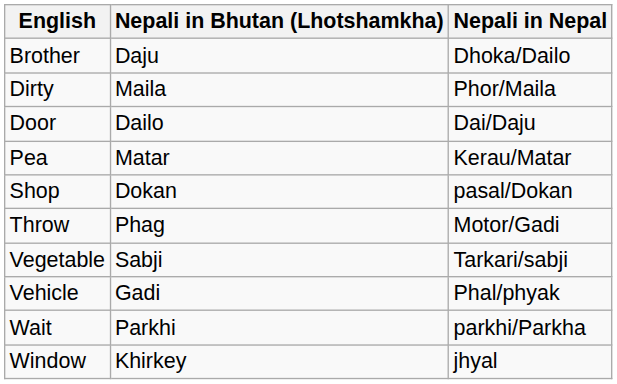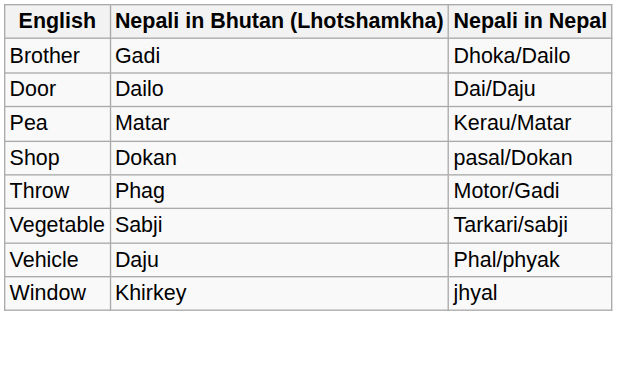(137, 55) Daju -> (138, 55) Gadi
- row: (32, 89)
(138, 293) Gadi -> (137, 259) Daju
- row: (31, 327)
